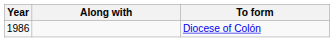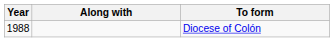(18, 28) 1986 -> (18, 28) 1988
